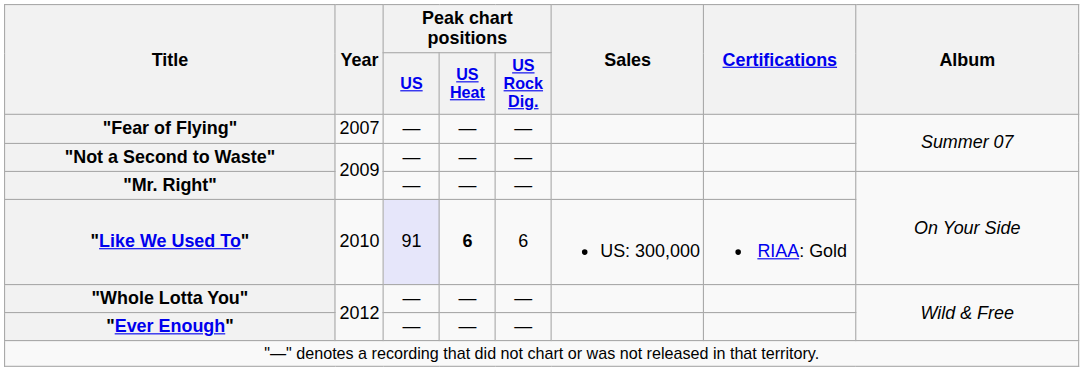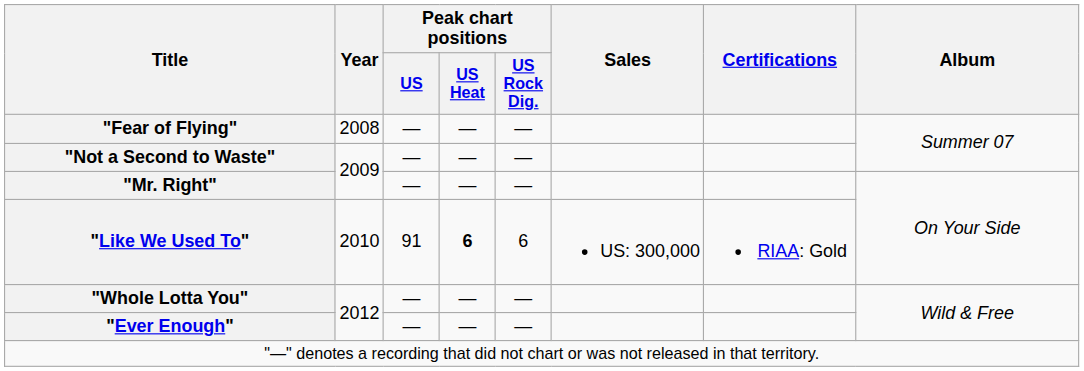(359, 128) 2007 -> (359, 128) 2008
(411, 241) lavender background -> (411, 241) no background
